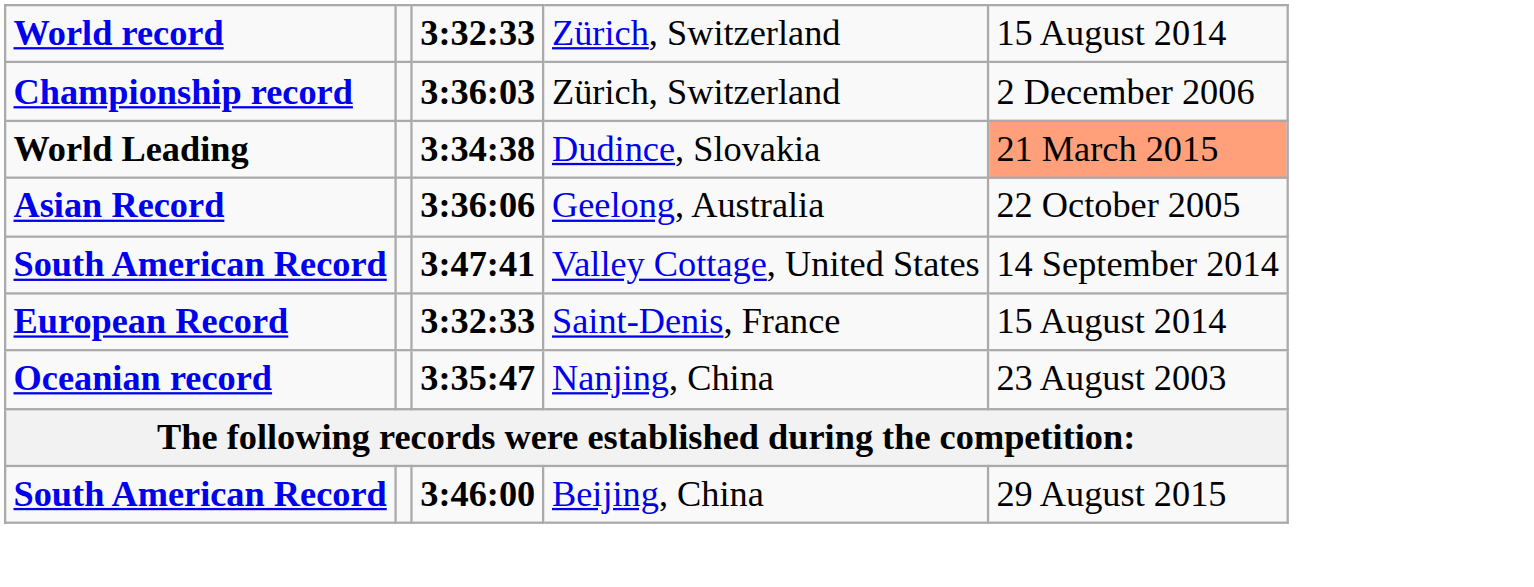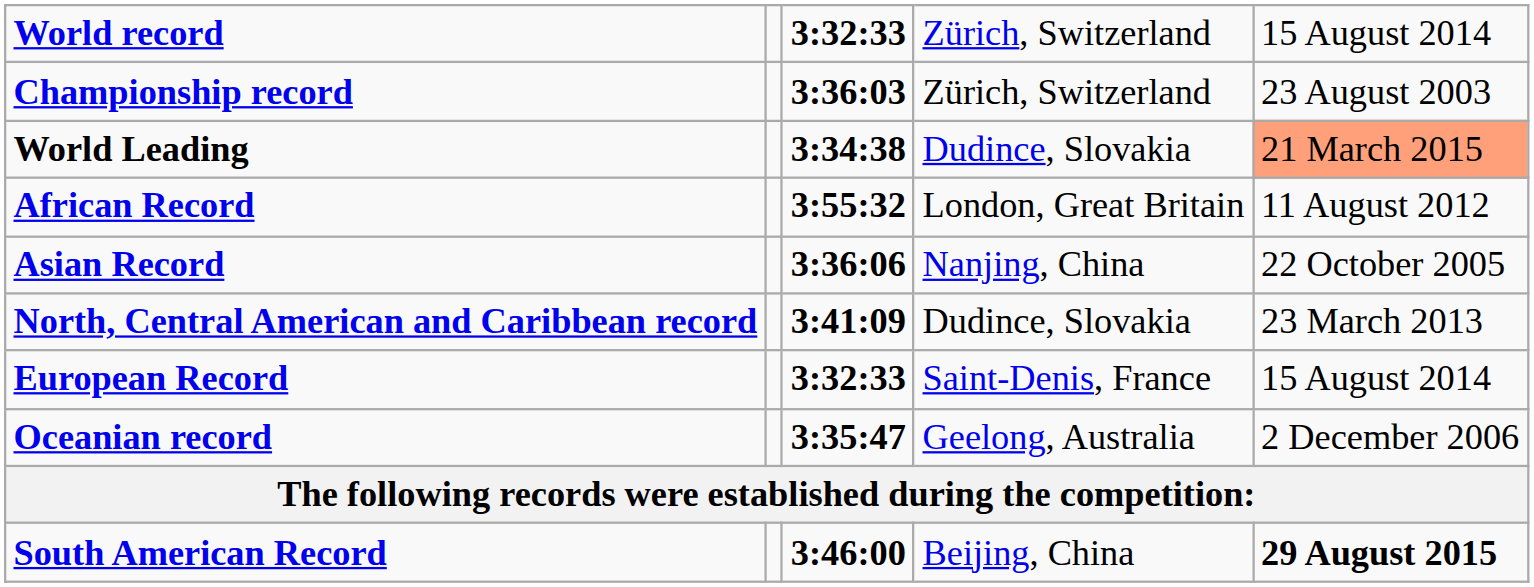(1126, 90) 2 December 2006 -> (1376, 90) 23 August 2003
+ row: (134, 206)
(688, 206) Geelong, Australia -> (1033, 263) Nanjing, China
+ row: (385, 321)
- row: (200, 263)
(663, 378) Nanjing, China -> (1059, 436) Geelong, Australia
(1111, 378) 23 August 2003 -> (1390, 436) 2 December 2006
(1111, 494) normal -> (1379, 551) bold
